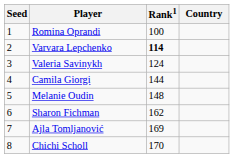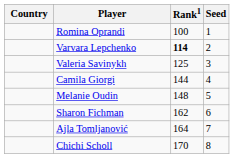columns swapped: (204, 13) <-> (17, 13)
(156, 64) 124 -> (181, 64) 125
(156, 129) 169 -> (181, 129) 164
